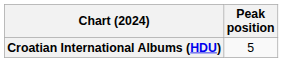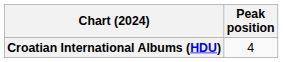(251, 47) 5 -> (251, 47) 4
